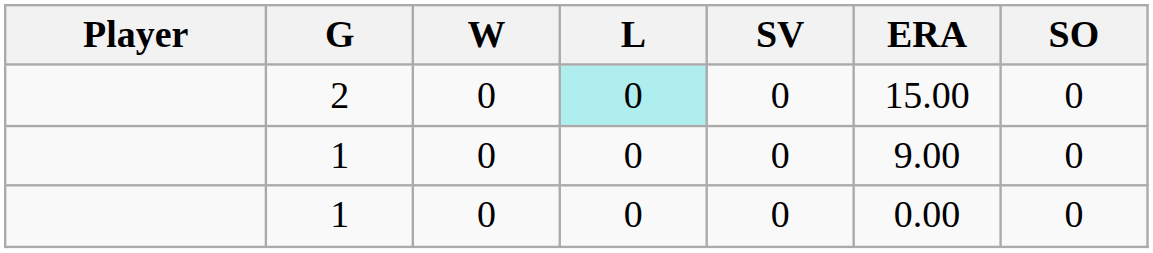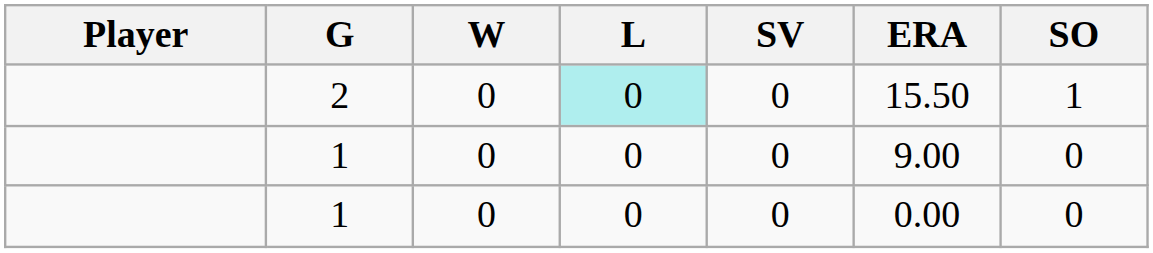(927, 94) 15.00 -> (927, 94) 15.50
(1074, 94) 0 -> (1074, 94) 1
